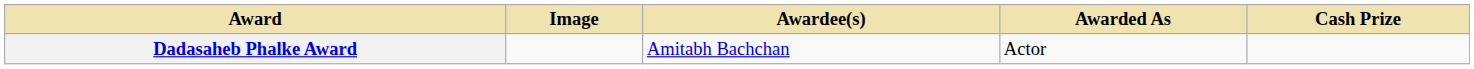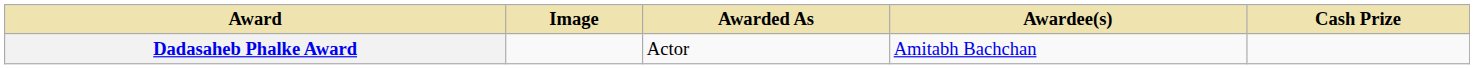columns swapped: (821, 19) <-> (1123, 19)
